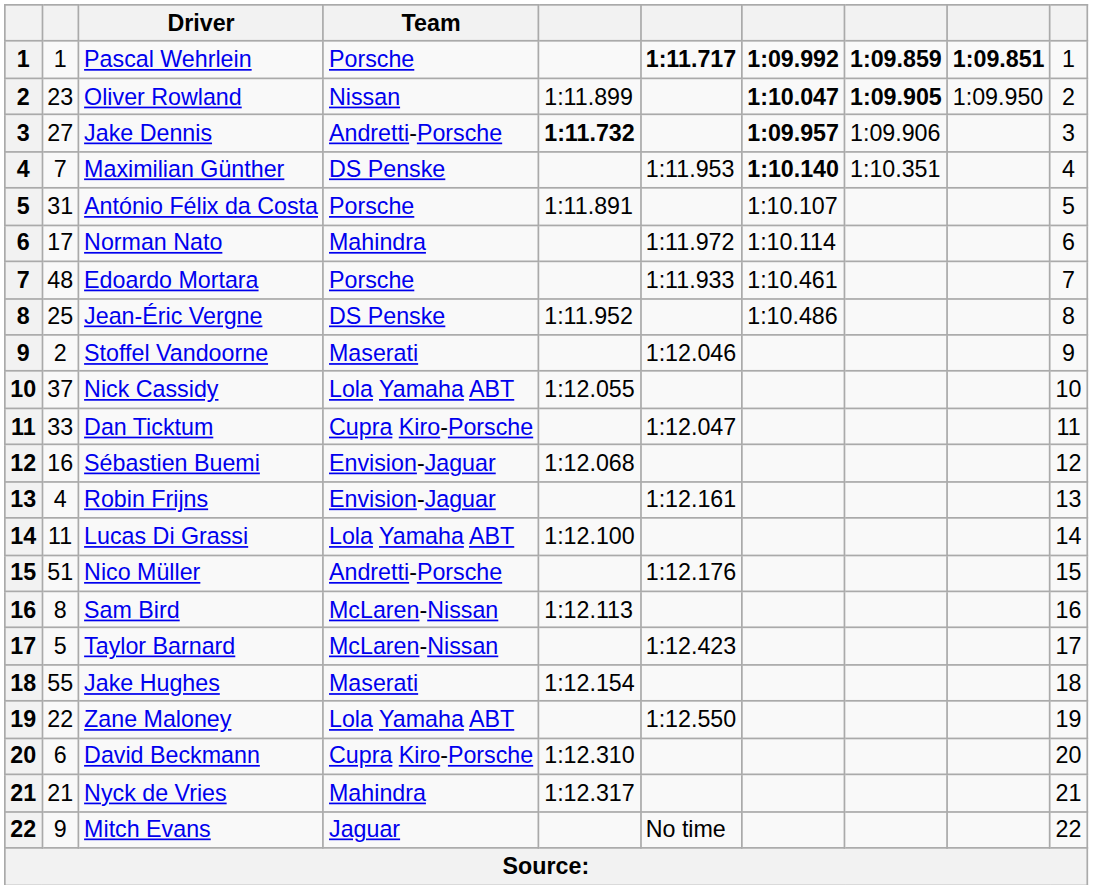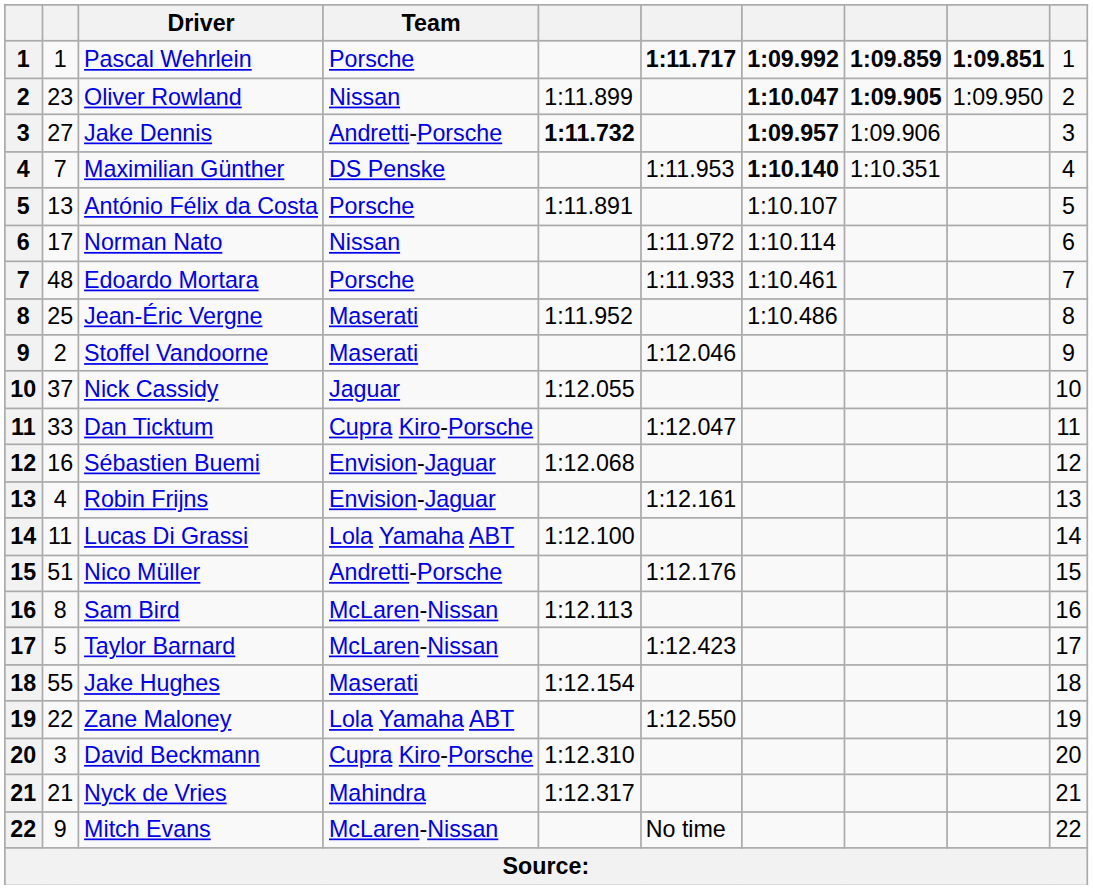(60, 206) 31 -> (60, 206) 13
(377, 243) Mahindra -> (365, 243) Nissan
(387, 316) DS Penske -> (374, 316) Maserati
(422, 389) Lola Yamaha ABT -> (365, 389) Jaguar
(60, 756) 6 -> (60, 756) 3
(365, 829) Jaguar -> (414, 829) McLaren-Nissan
